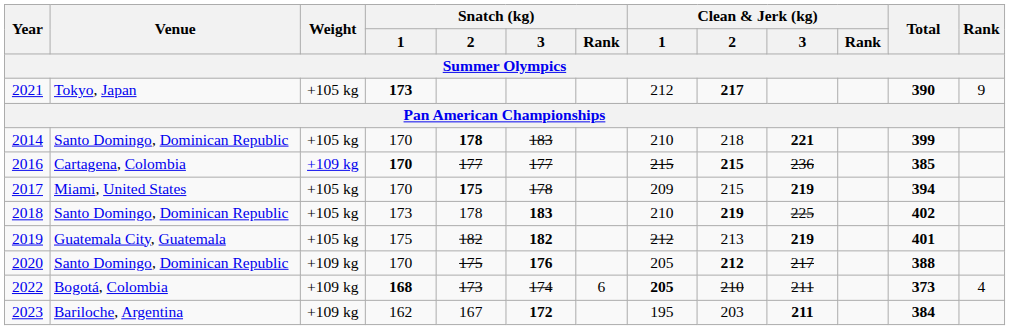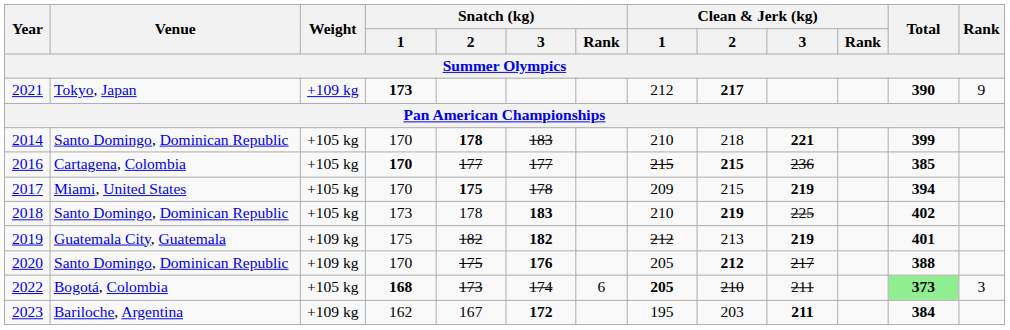(333, 90) +105 kg -> (333, 90) +109 kg
(333, 164) +109 kg -> (333, 164) +105 kg
(333, 238) +105 kg -> (333, 238) +109 kg
(333, 287) +109 kg -> (333, 287) +105 kg
(923, 287) no background -> (923, 287) lightgreen background
(981, 287) 4 -> (981, 287) 3
